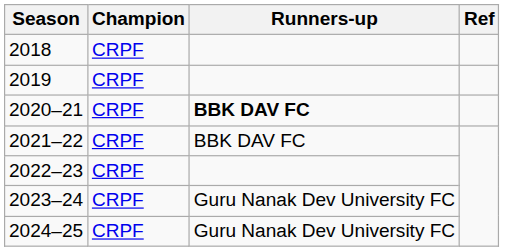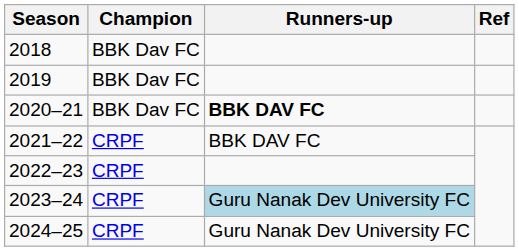(118, 49) CRPF -> (146, 49) BBK Dav FC
(118, 79) CRPF -> (146, 79) BBK Dav FC
(118, 110) CRPF -> (146, 110) BBK Dav FC
(324, 200) no background -> (339, 200) lightblue background
